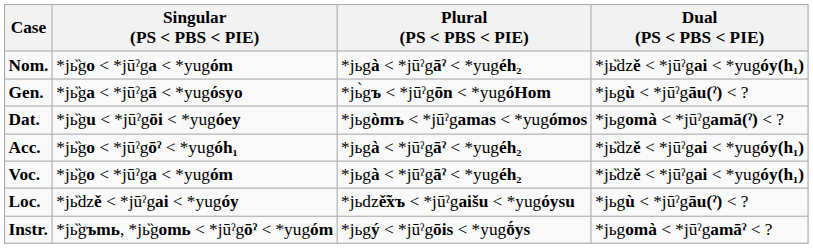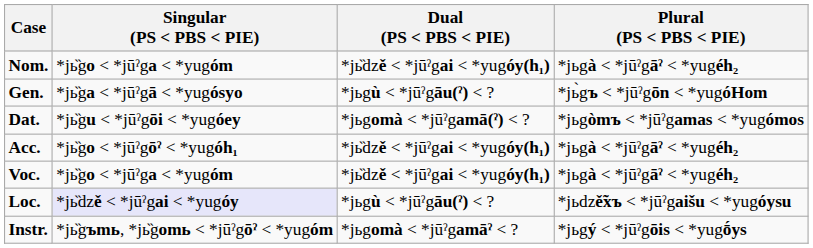columns swapped: (700, 27) <-> (464, 27)
(148, 202) no background -> (148, 202) lavender background
